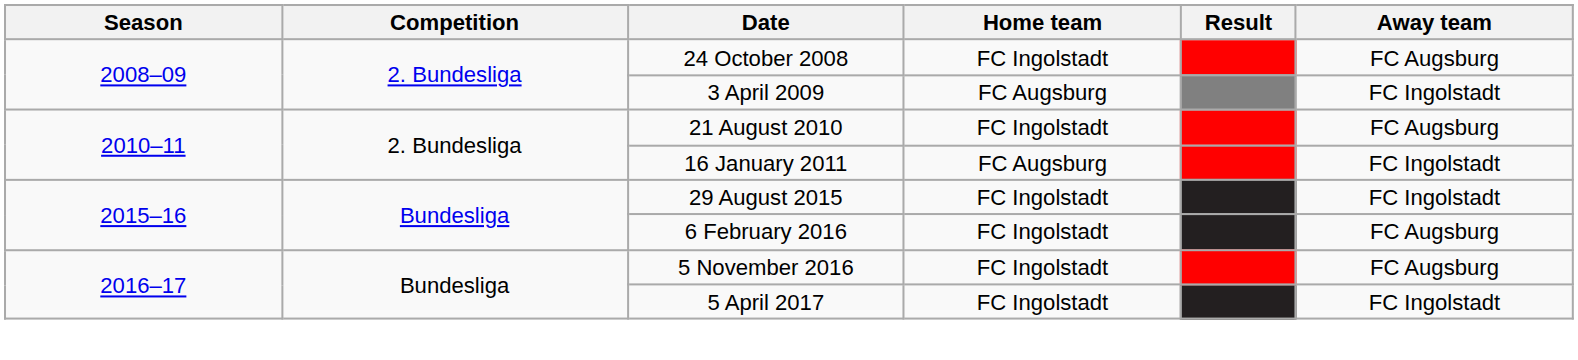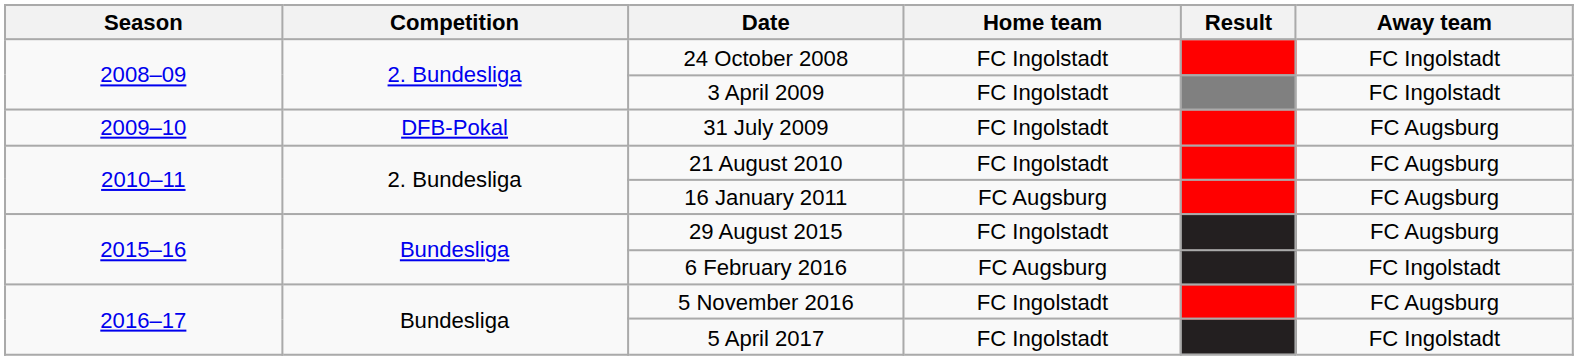(1434, 57) FC Augsburg -> (1434, 57) FC Ingolstadt
(1042, 92) FC Augsburg -> (1042, 92) FC Ingolstadt
+ row: (766, 127)
(1434, 162) FC Ingolstadt -> (1434, 197) FC Augsburg
(1434, 197) FC Ingolstadt -> (1434, 232) FC Augsburg
(1042, 232) FC Ingolstadt -> (1042, 267) FC Augsburg
(1434, 232) FC Augsburg -> (1434, 267) FC Ingolstadt
